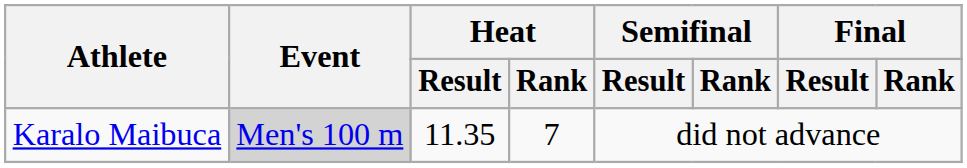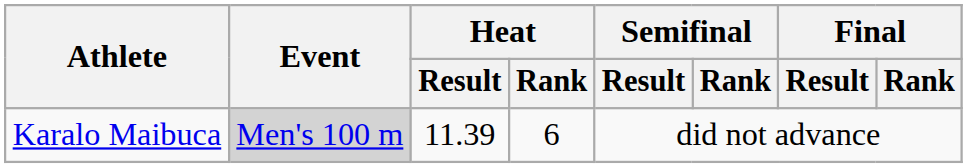(460, 135) 11.35 -> (460, 135) 11.39
(552, 135) 7 -> (552, 135) 6
